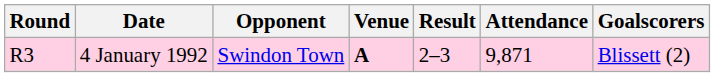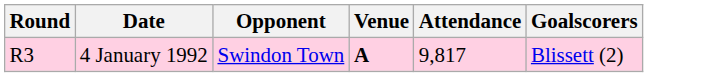- column: (447, 21)
(509, 54) 9,871 -> (442, 54) 9,817
